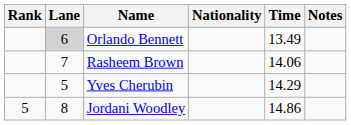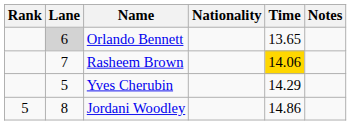(285, 39) 13.49 -> (285, 39) 13.65
(285, 62) no background -> (285, 62) gold background
